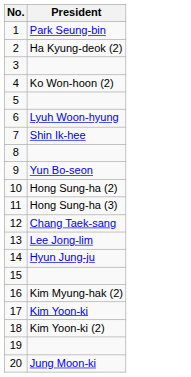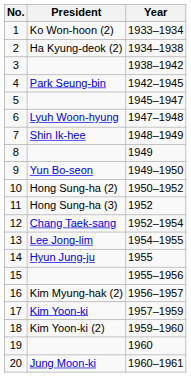+ column: (156, 13)
(68, 30) Park Seung-bin -> (72, 30) Ko Won-hoon (2)
(72, 83) Ko Won-hoon (2) -> (68, 83) Park Seung-bin
